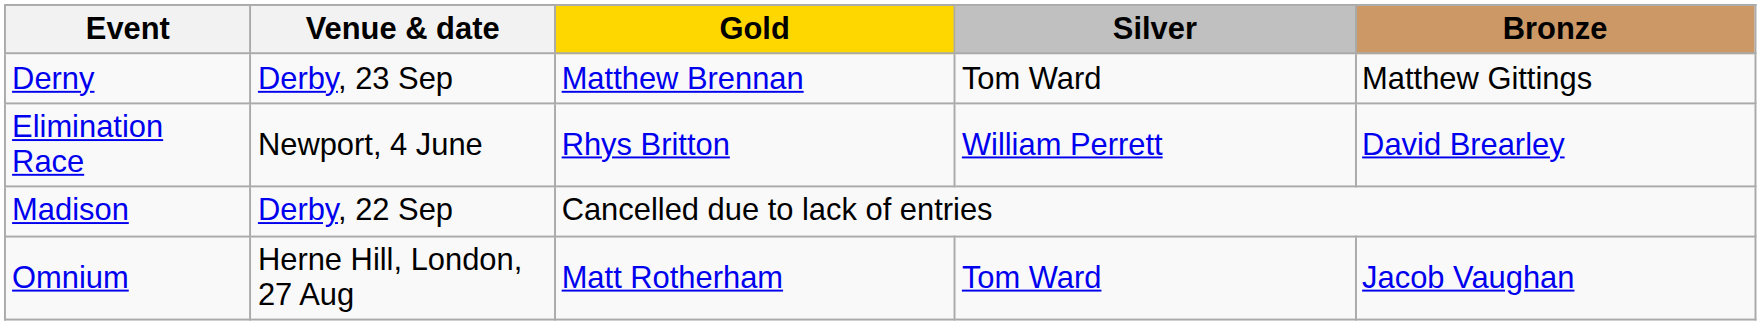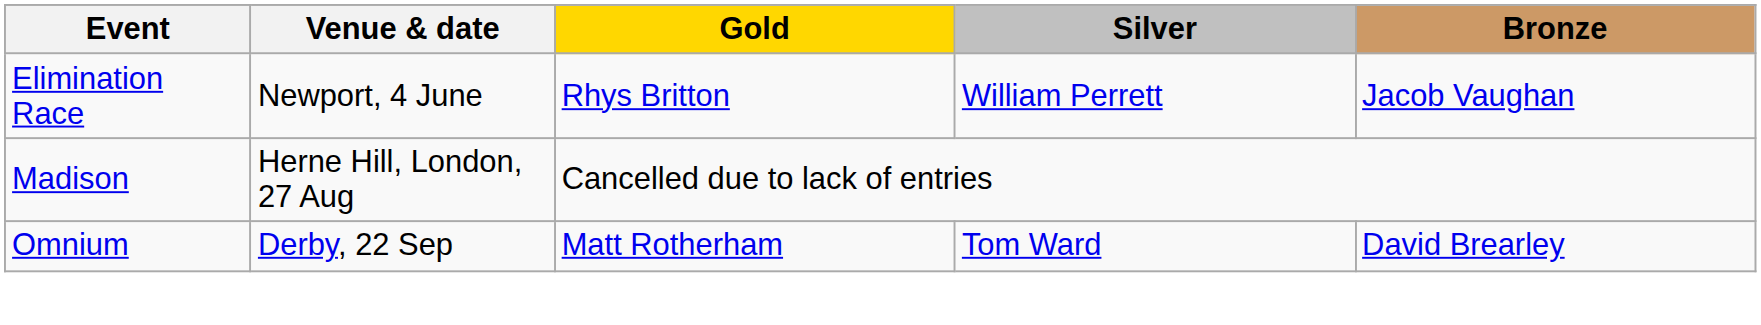- row: (53, 77)
(1463, 144) David Brearley -> (1468, 95) Jacob Vaughan
(355, 210) Derby, 22 Sep -> (390, 179) Herne Hill, London, 27 Aug
(390, 276) Herne Hill, London, 27 Aug -> (355, 245) Derby, 22 Sep
(1468, 276) Jacob Vaughan -> (1463, 245) David Brearley
